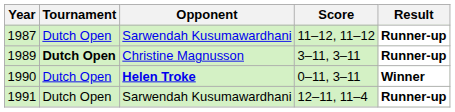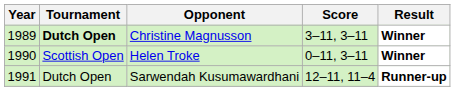- row: (22, 36)
(414, 56) Runner-up -> (403, 36) Winner
(77, 77) Dutch Open -> (83, 56) Scottish Open
(159, 77) bold -> (165, 56) normal
